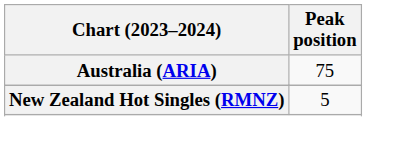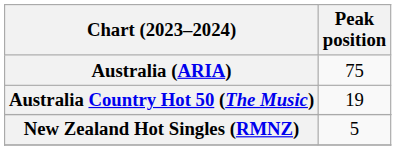+ row: (162, 99)
